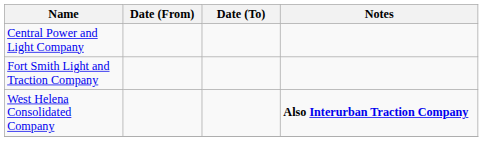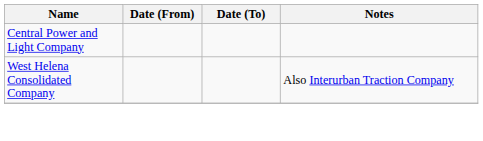- row: (58, 73)
(376, 113) bold -> (369, 80) normal
